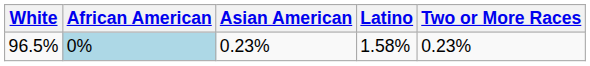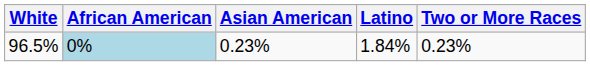(385, 46) 1.58% -> (385, 46) 1.84%
